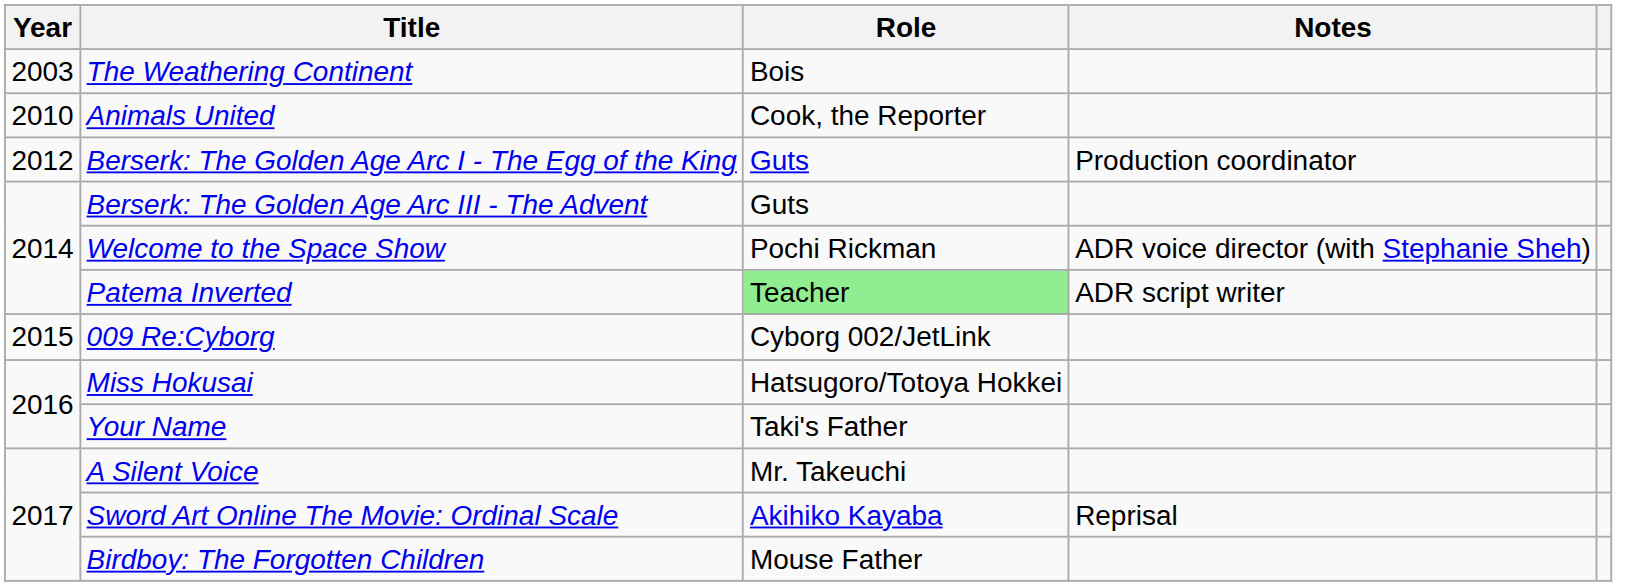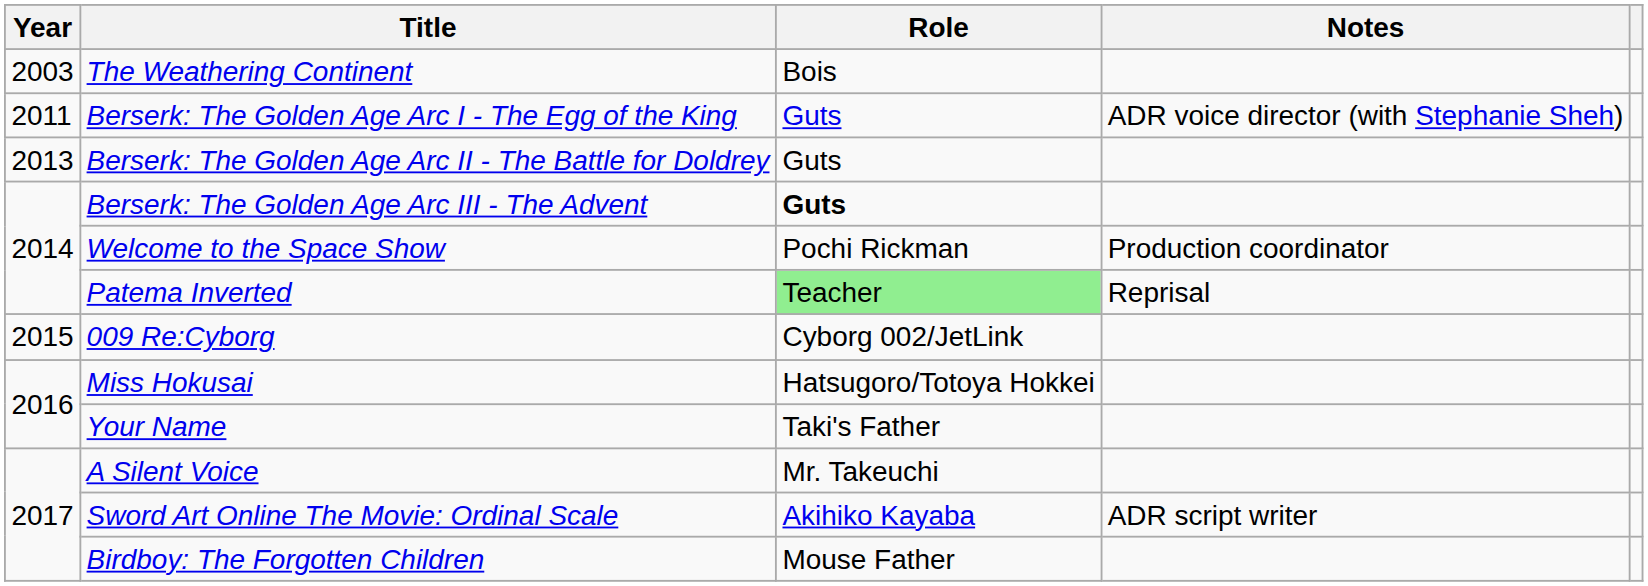- row: (181, 116)
(43, 160) 2012 -> (41, 116) 2011
(1216, 160) Production coordinator -> (1366, 116) ADR voice director (with Stephanie Sheh)
+ row: (428, 160)
(779, 204) normal -> (814, 204) bold
(1333, 249) ADR voice director (with Stephanie Sheh) -> (1248, 249) Production coordinator
(1180, 293) ADR script writer -> (1159, 293) Reprisal
(1126, 514) Reprisal -> (1212, 514) ADR script writer
